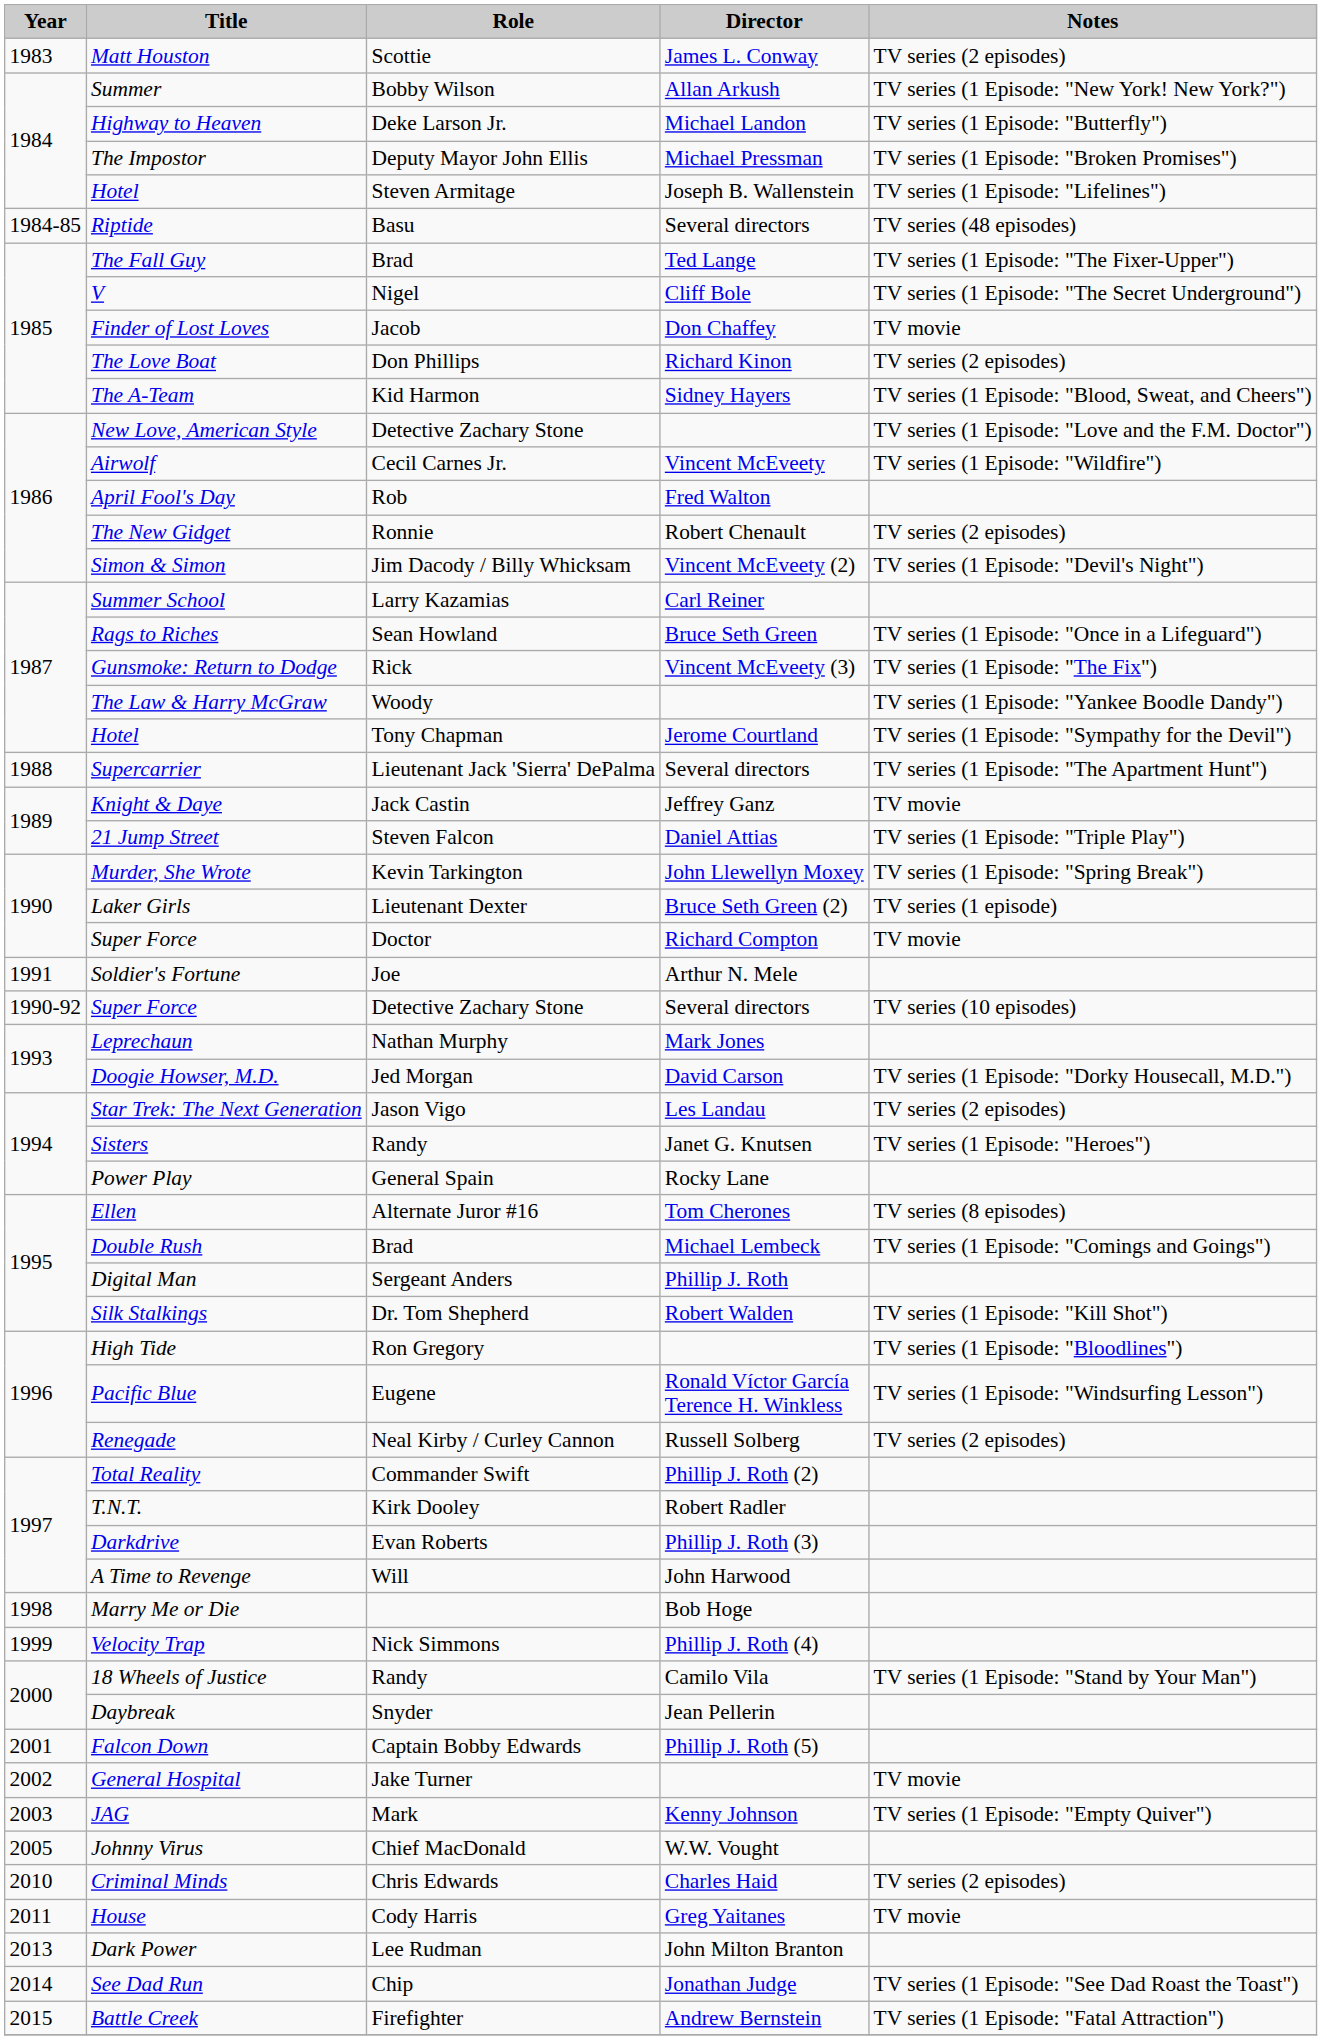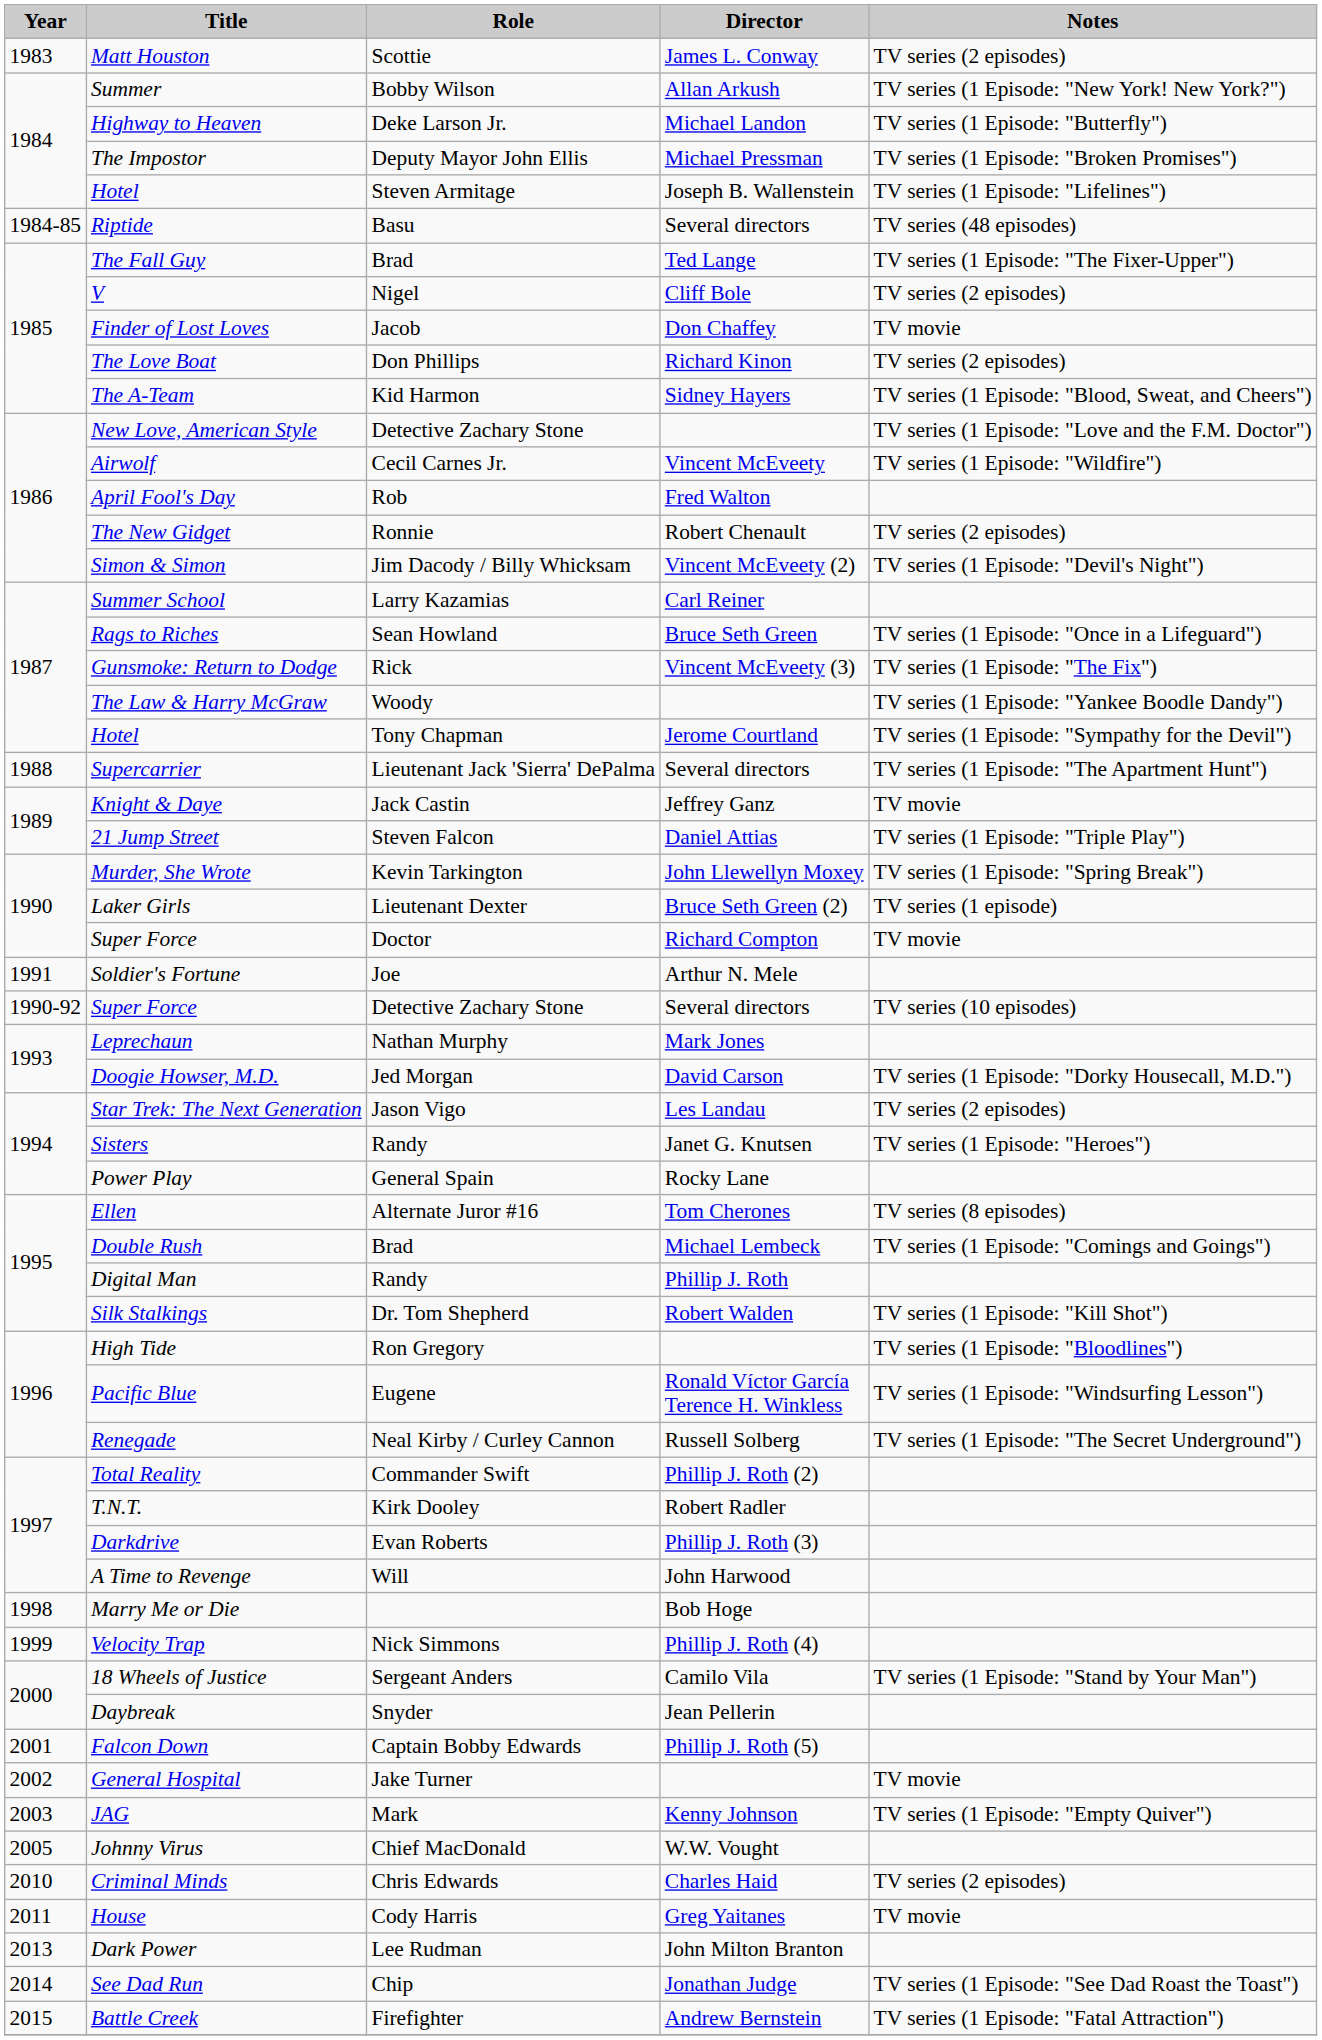(1087, 293) TV series (1 Episode: "The Secret Underground") -> (970, 293) TV series (2 episodes)
(442, 1279) Sergeant Anders -> (400, 1279) Randy
(970, 1439) TV series (2 episodes) -> (1087, 1439) TV series (1 Episode: "The Secret Underground")
(400, 1677) Randy -> (442, 1677) Sergeant Anders
